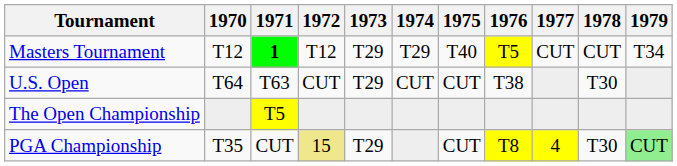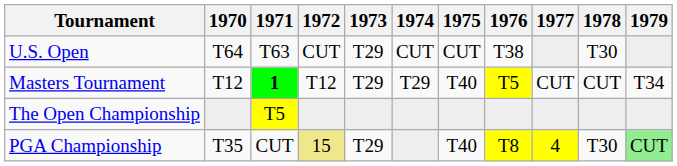rows swapped: (87, 51) <-> (49, 83)
(462, 145) CUT -> (462, 145) T40
